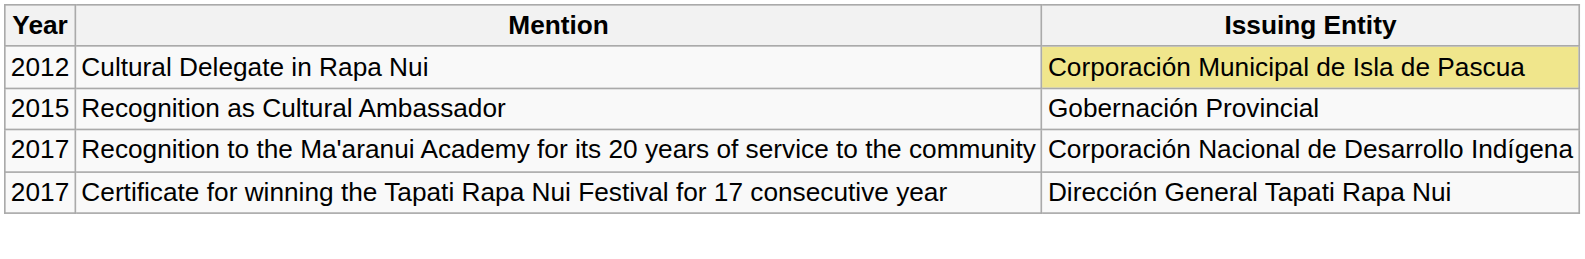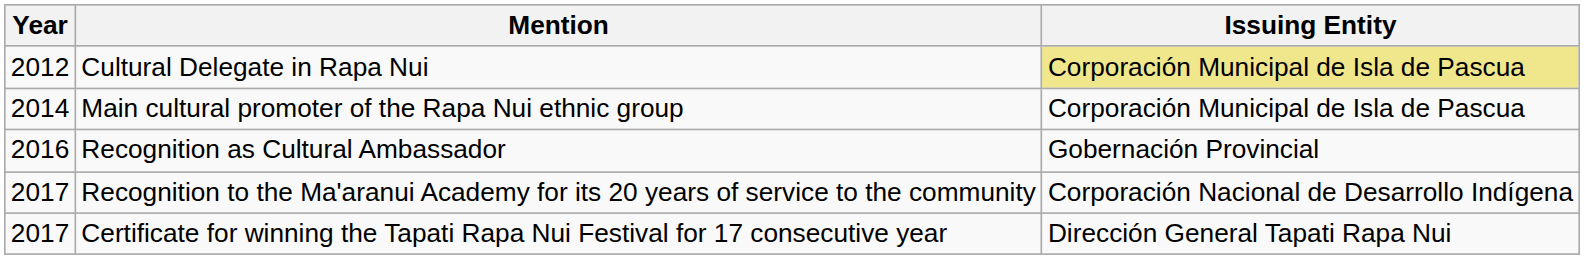+ row: (383, 108)
(40, 108) 2015 -> (40, 150) 2016
